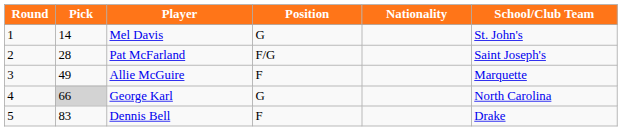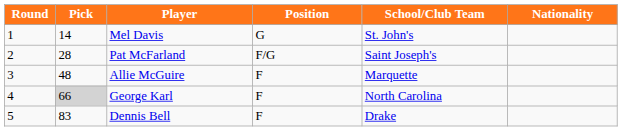columns swapped: (417, 14) <-> (544, 14)
(65, 75) 49 -> (65, 75) 48
(260, 95) G -> (259, 95) F
